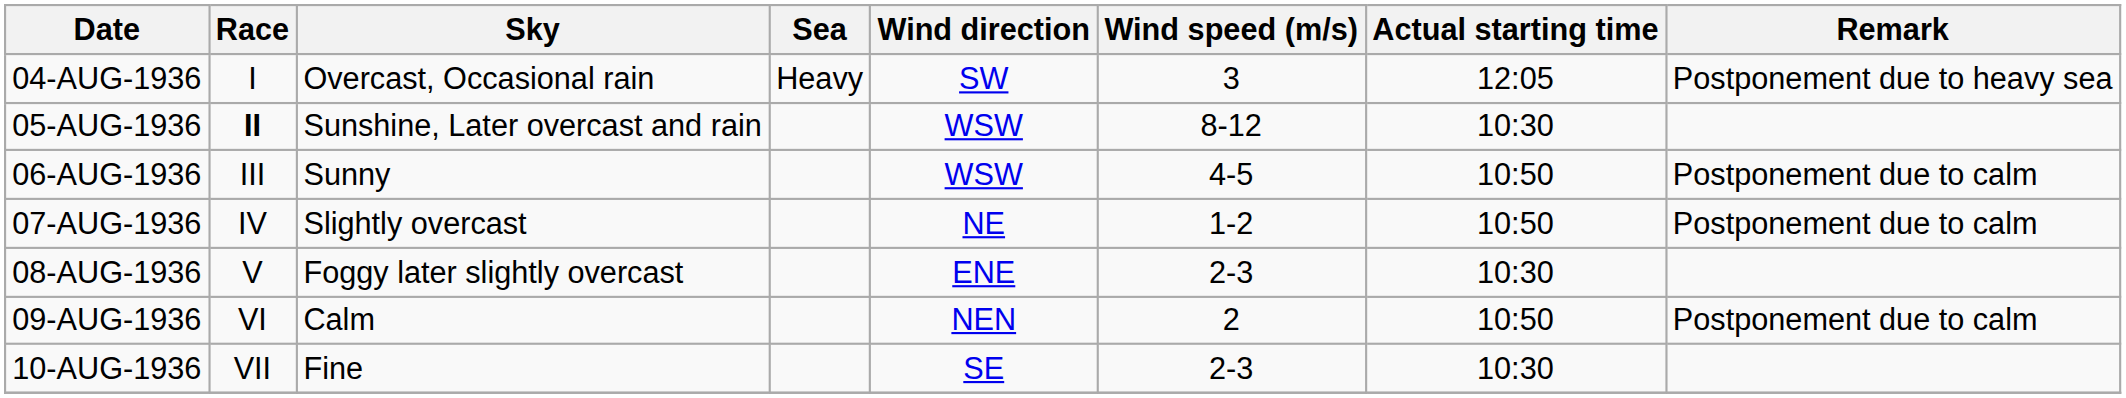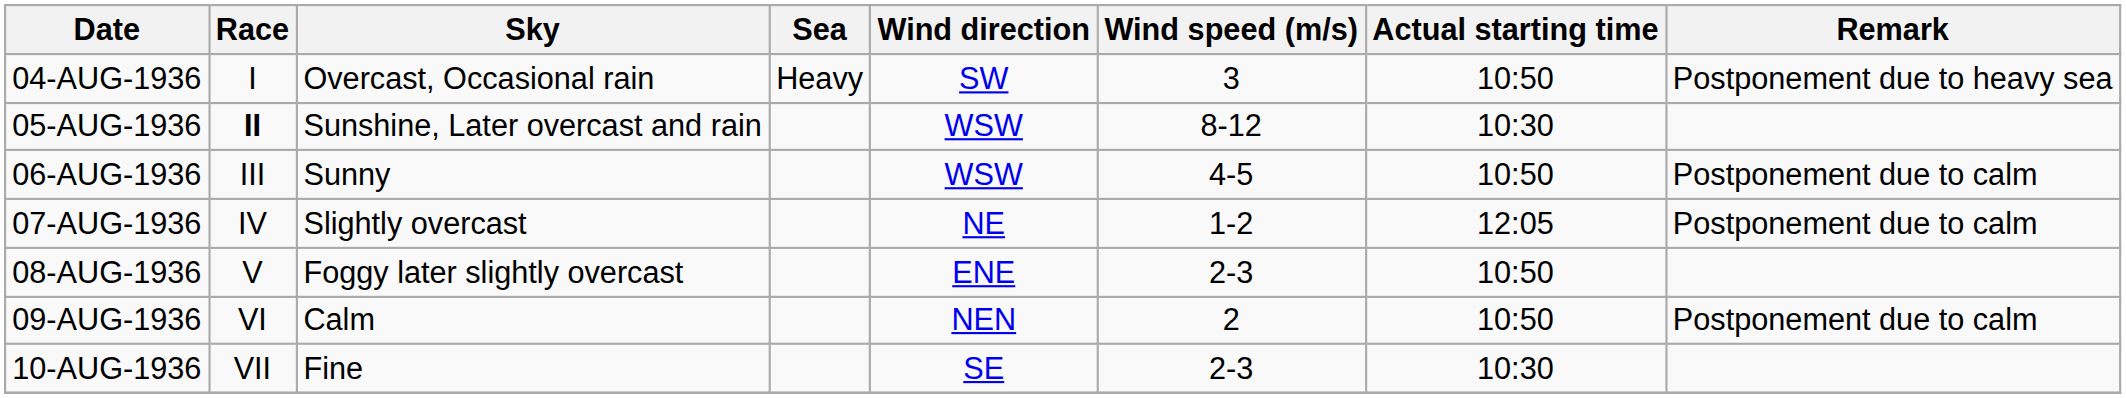(1515, 78) 12:05 -> (1515, 78) 10:50
(1515, 224) 10:50 -> (1515, 224) 12:05
(1515, 272) 10:30 -> (1515, 272) 10:50
